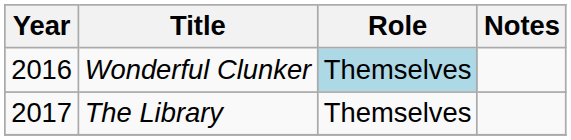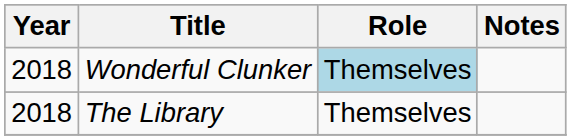(42, 69) 2016 -> (42, 69) 2018
(42, 112) 2017 -> (42, 112) 2018
